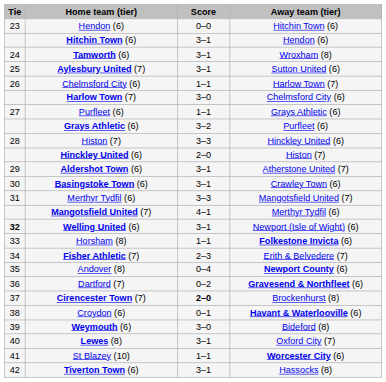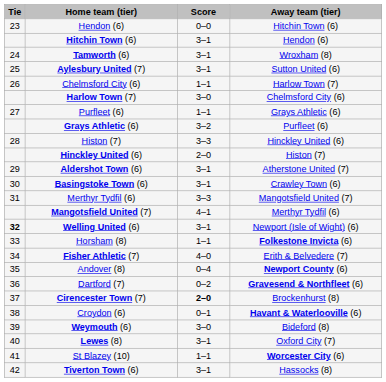(203, 256) 2–3 -> (203, 256) 4–0
